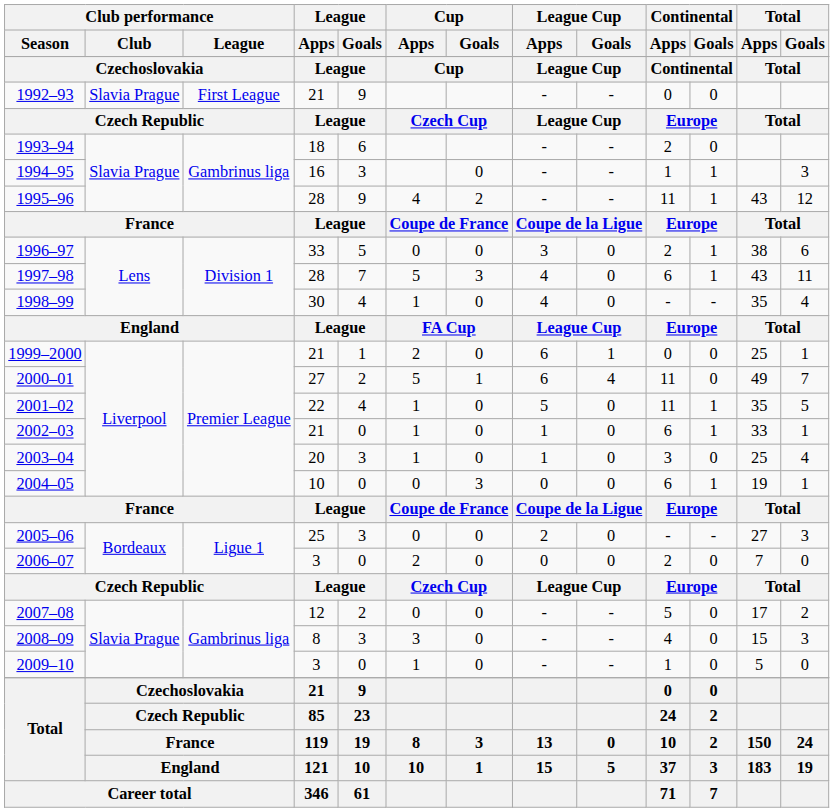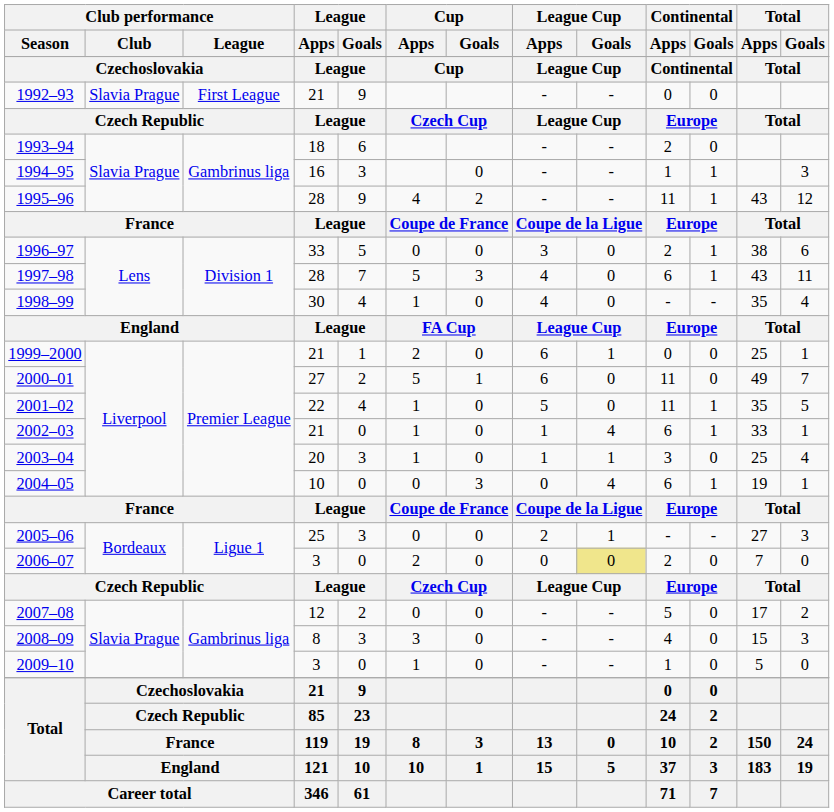(611, 379) 4 -> (611, 379) 0
(611, 431) 0 -> (611, 431) 4
(611, 457) 0 -> (611, 457) 1
(611, 483) 0 -> (611, 483) 4
(611, 535) 0 -> (611, 535) 1
(611, 560) no background -> (611, 560) khaki background
